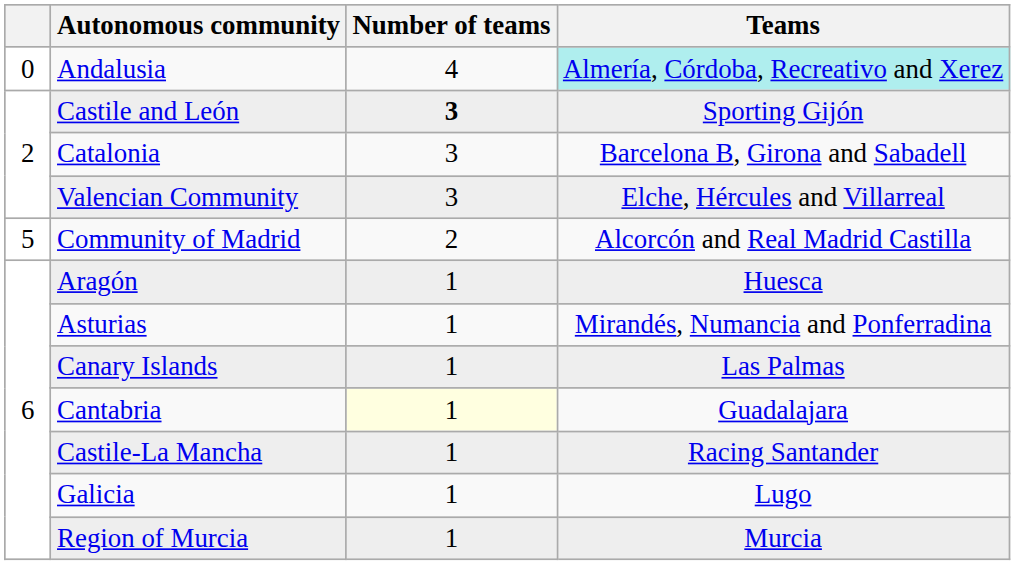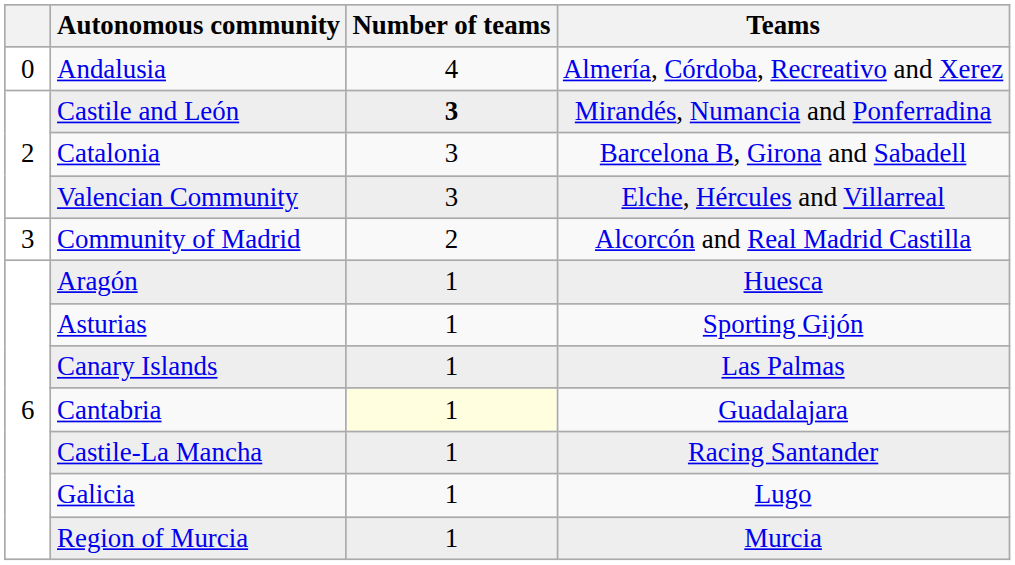(783, 68) paleturquoise background -> (783, 68) no background
(783, 111) Sporting Gijón -> (783, 111) Mirandés, Numancia and Ponferradina
(28, 238) 5 -> (28, 238) 3
(783, 324) Mirandés, Numancia and Ponferradina -> (783, 324) Sporting Gijón
